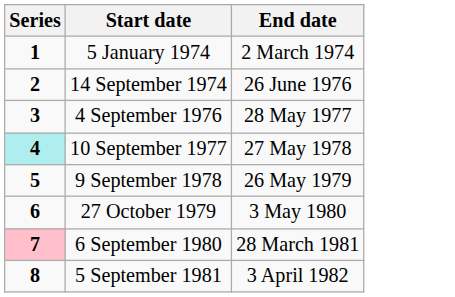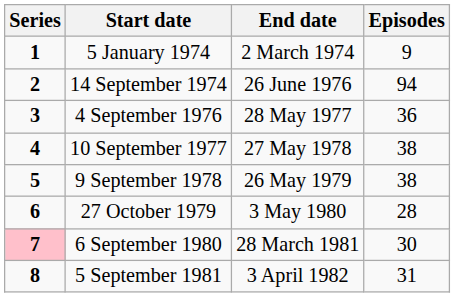+ column: (407, 20)
(35, 148) paleturquoise background -> (35, 148) no background
